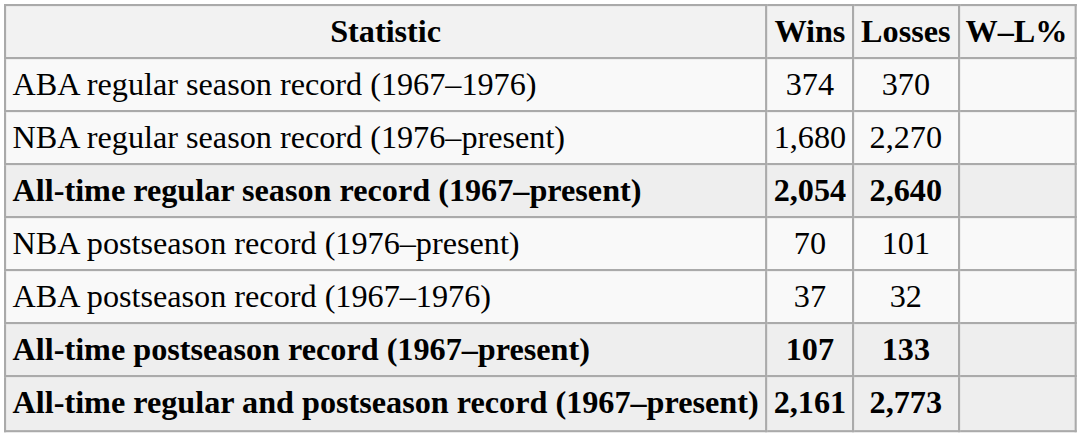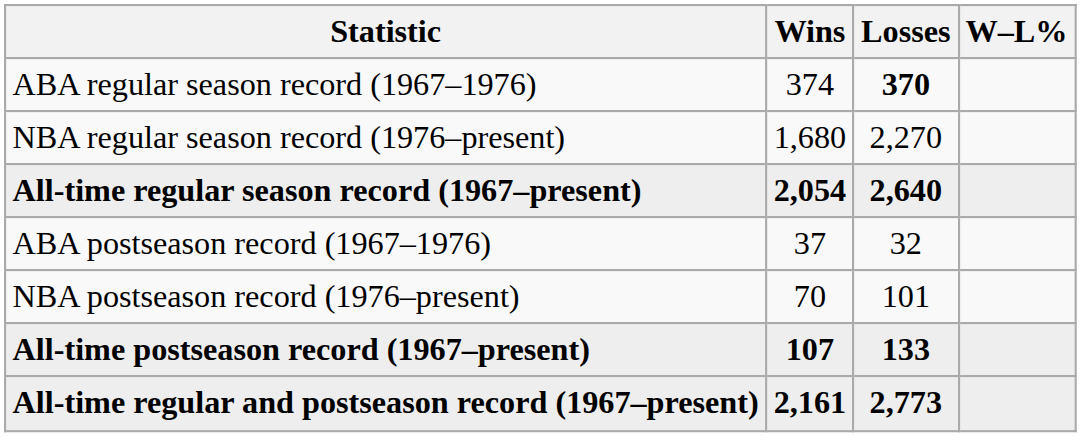(906, 84) normal -> (906, 84) bold
rows swapped: (252, 296) <-> (266, 243)
